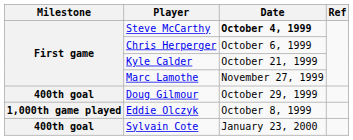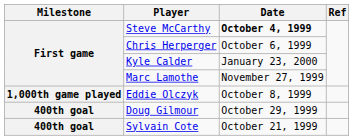(269, 61) October 21, 1999 -> (269, 61) January 23, 2000
rows swapped: (162, 110) <-> (162, 94)
(269, 127) January 23, 2000 -> (269, 127) October 21, 1999
